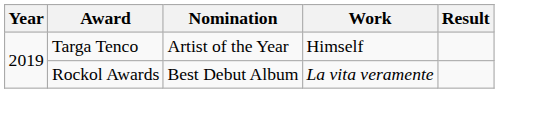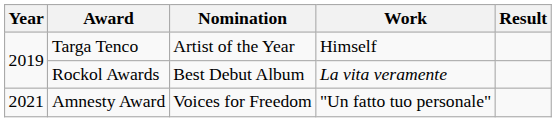+ row: (109, 102)
